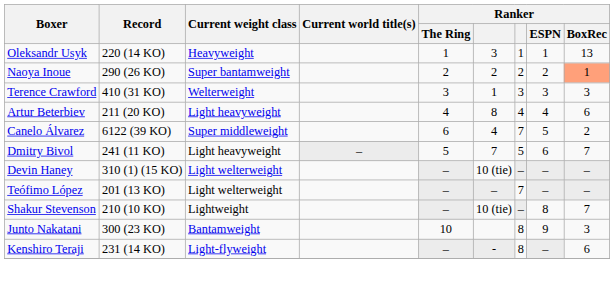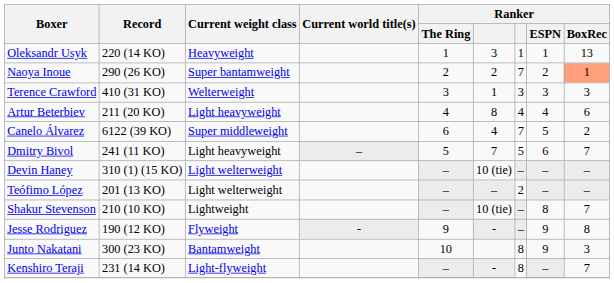(521, 72) 2 -> (521, 72) 7
(521, 190) 7 -> (521, 190) 2
+ row: (47, 229)
(587, 248) 6 -> (587, 268) 7
